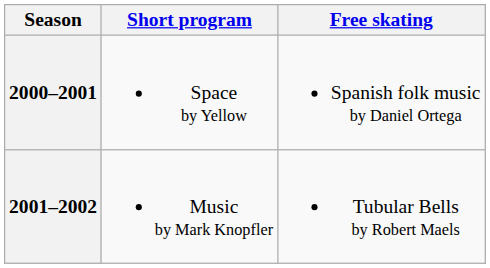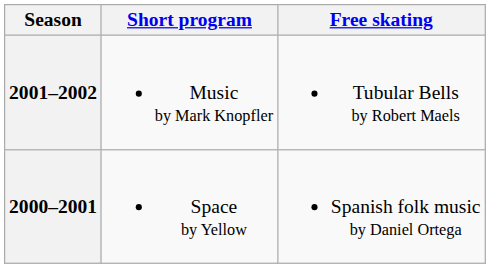rows swapped: (53, 206) <-> (53, 92)
